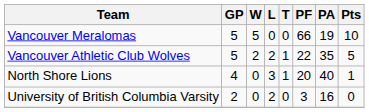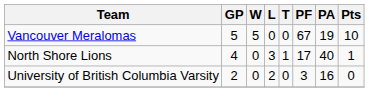(304, 35) 66 -> (304, 35) 67
- row: (99, 55)
(304, 76) 20 -> (304, 55) 17
